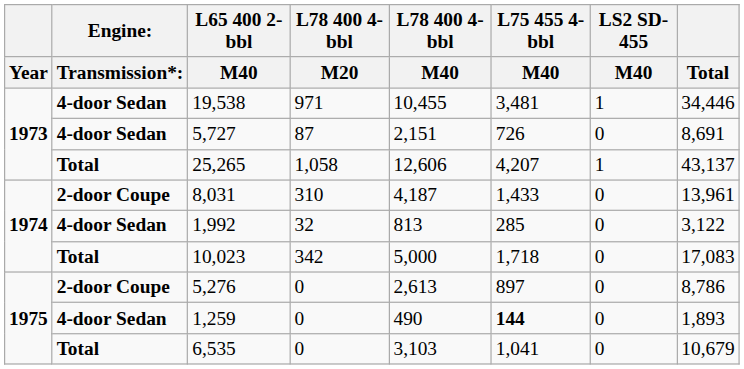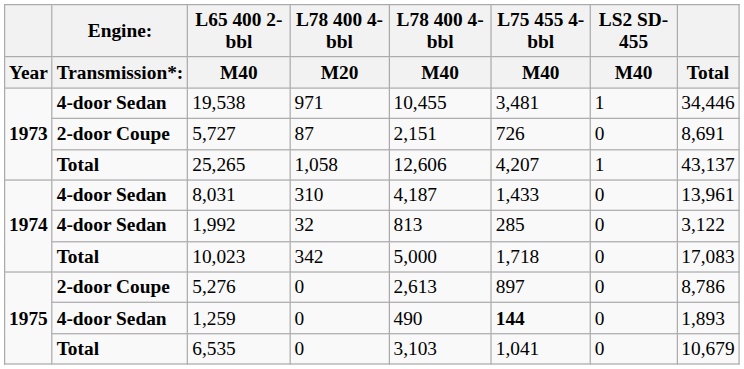(112, 133) 4-door Sedan -> (113, 133) 2-door Coupe
(113, 195) 2-door Coupe -> (112, 195) 4-door Sedan
